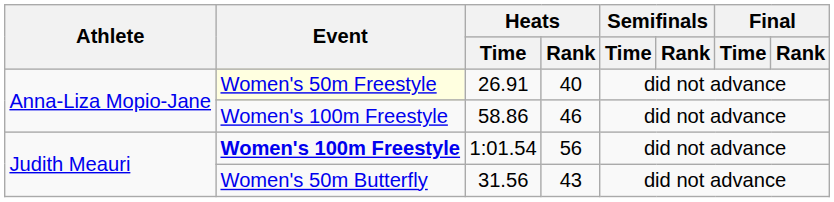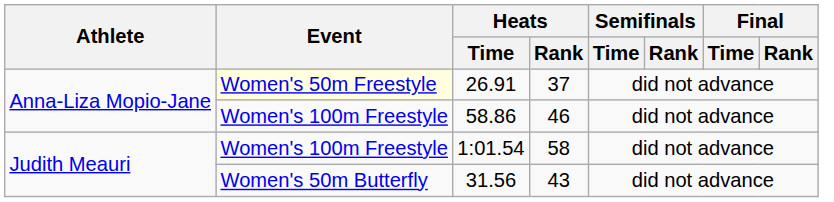(571, 85) 40 -> (559, 85) 37
(340, 148) bold -> (334, 148) normal
(571, 148) 56 -> (559, 148) 58
